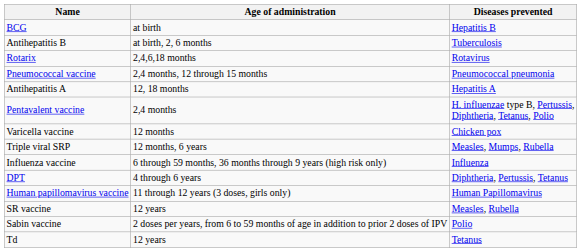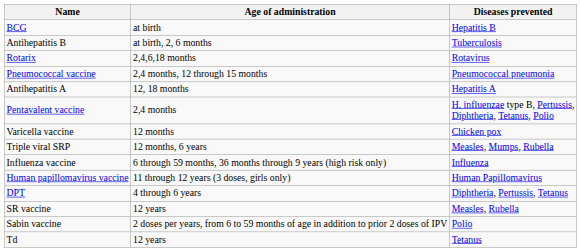rows swapped: (68, 193) <-> (16, 178)
